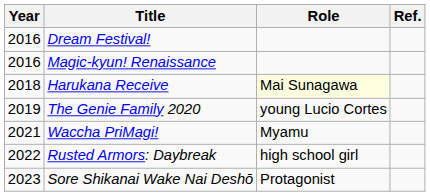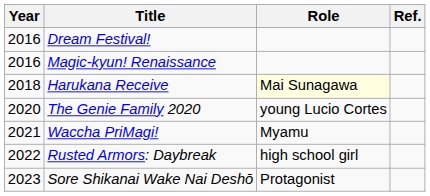(24, 109) 2019 -> (24, 109) 2020
